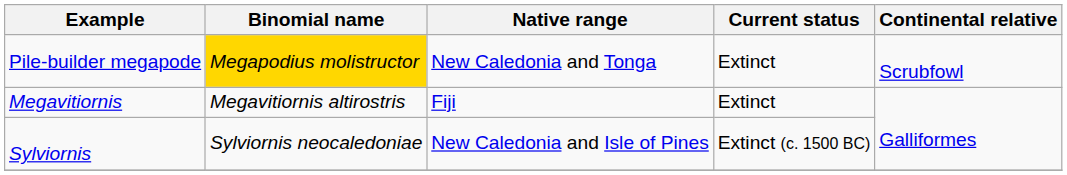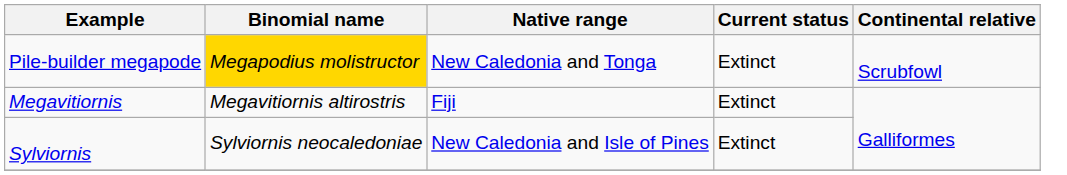(794, 143) Extinct (c. 1500 BC) -> (746, 143) Extinct
